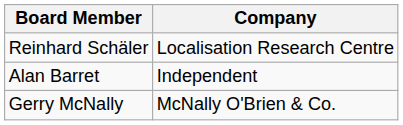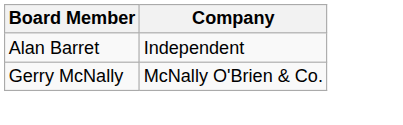- row: (79, 47)
